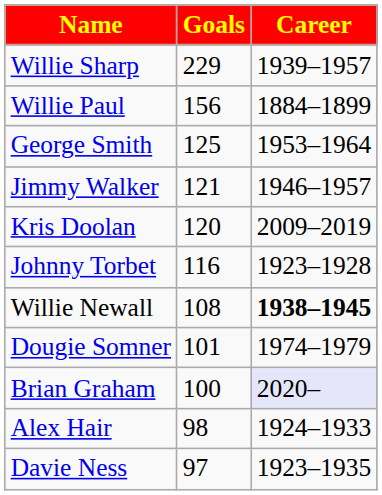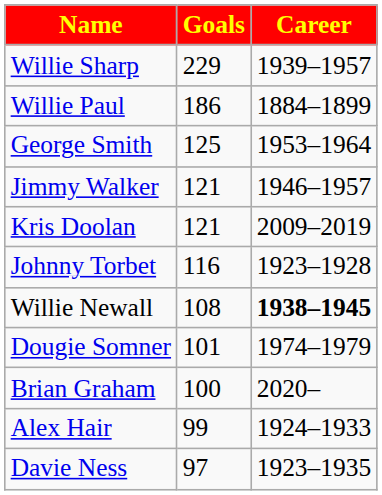(202, 105) 156 -> (202, 105) 186
(202, 226) 120 -> (202, 226) 121
(289, 387) lavender background -> (289, 387) no background
(195, 428) 98 -> (195, 428) 99
